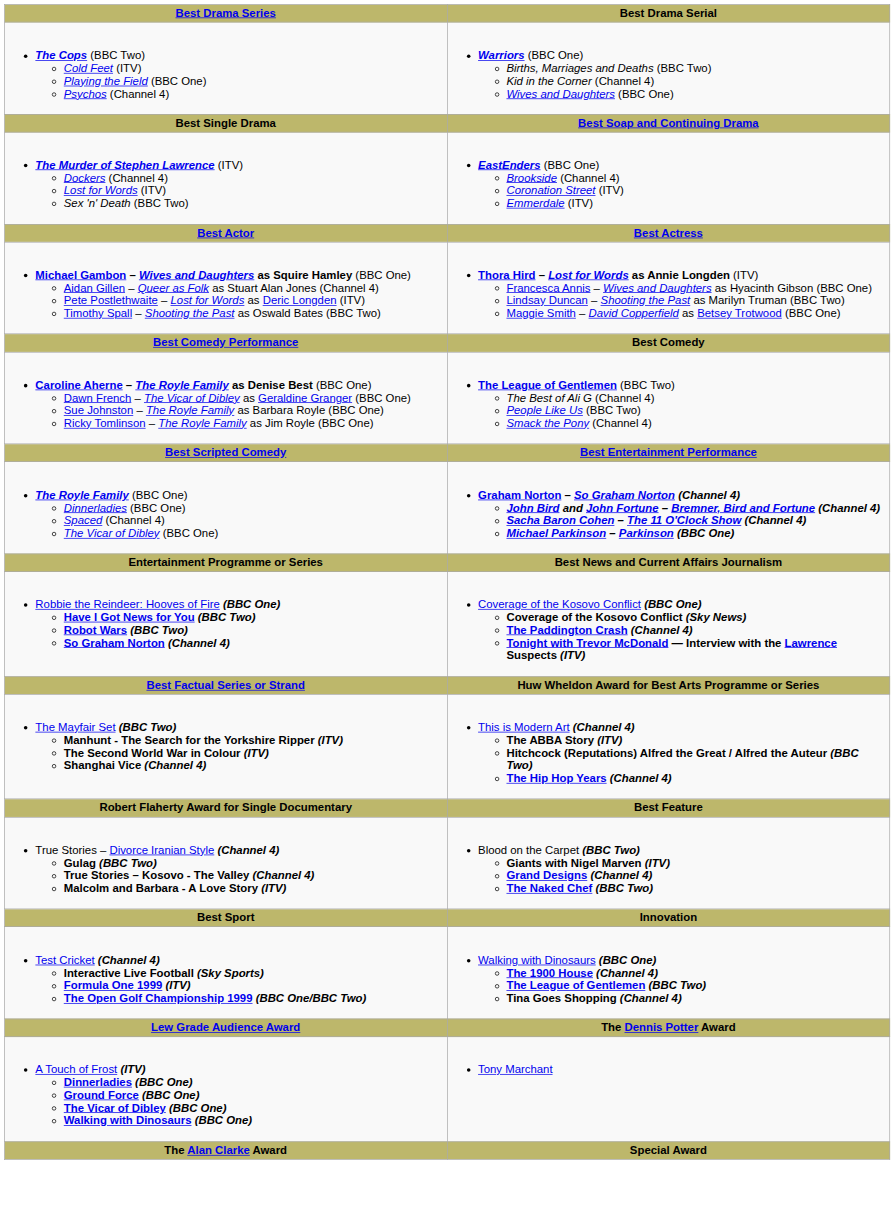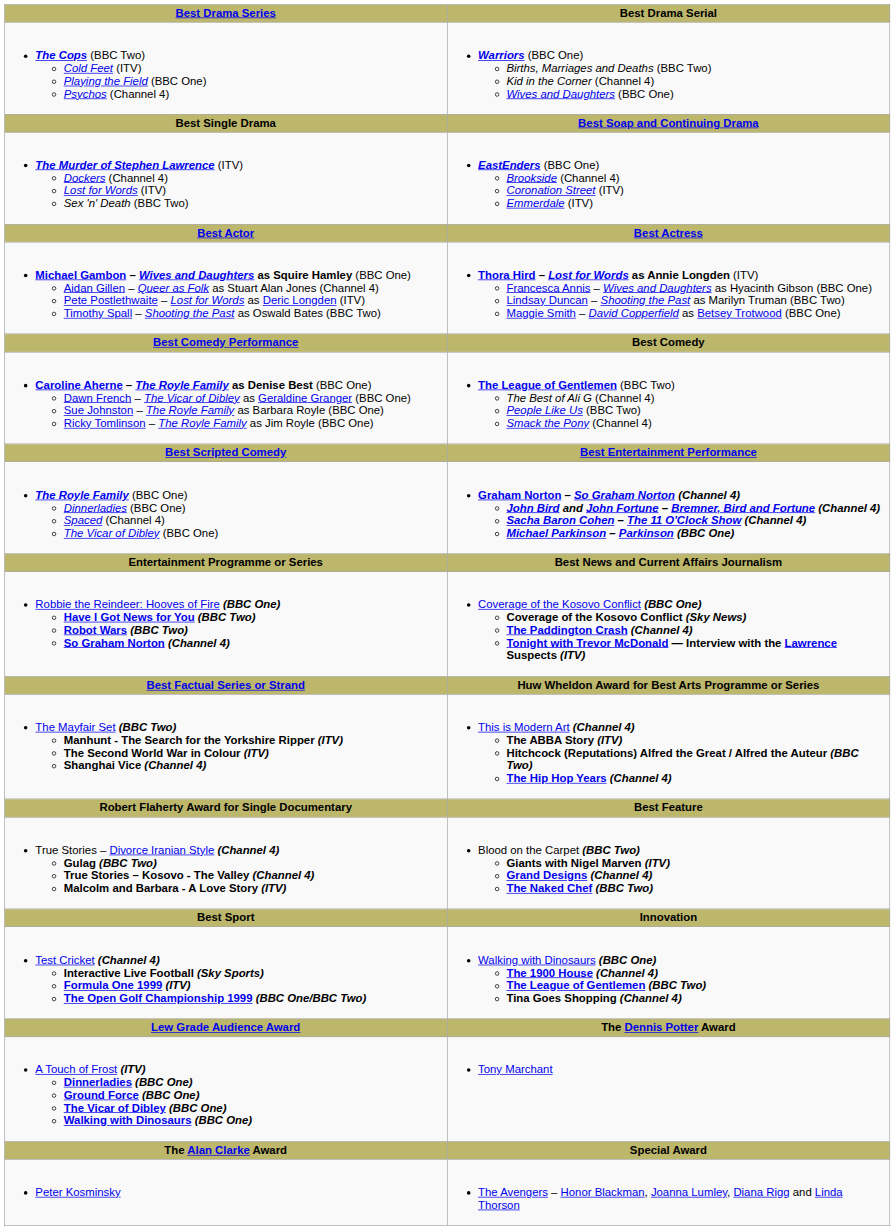+ row: (226, 1193)
